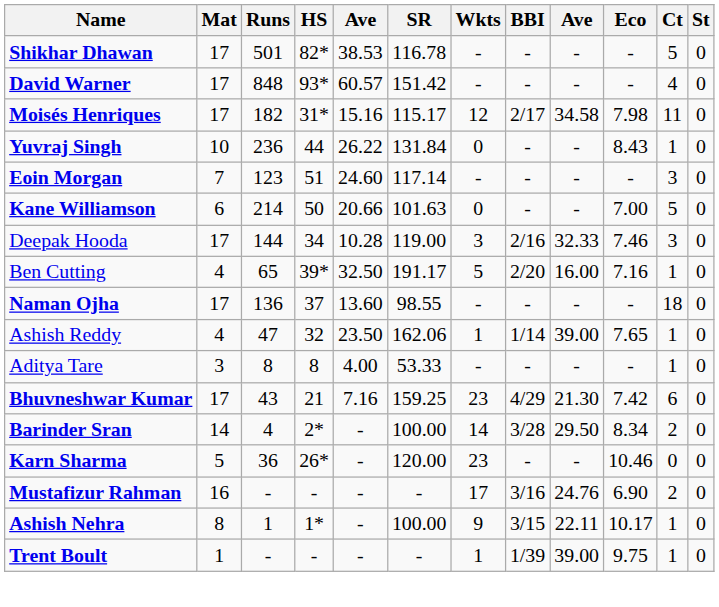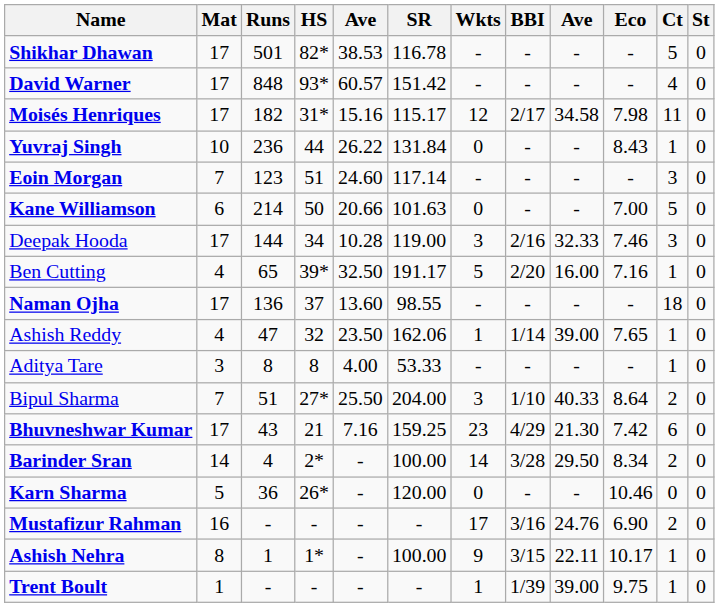+ row: (64, 397)
(478, 460) 23 -> (478, 492) 0
